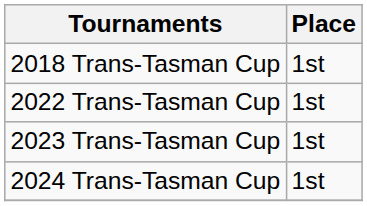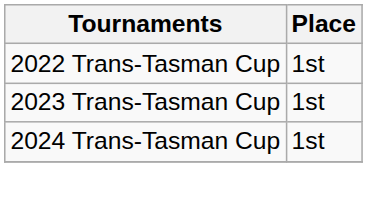- row: (145, 63)
